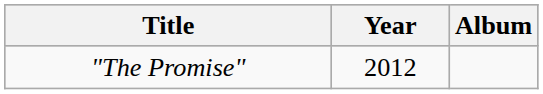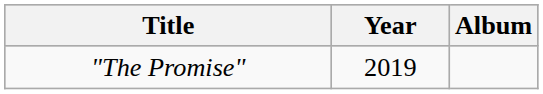(390, 66) 2012 -> (390, 66) 2019
